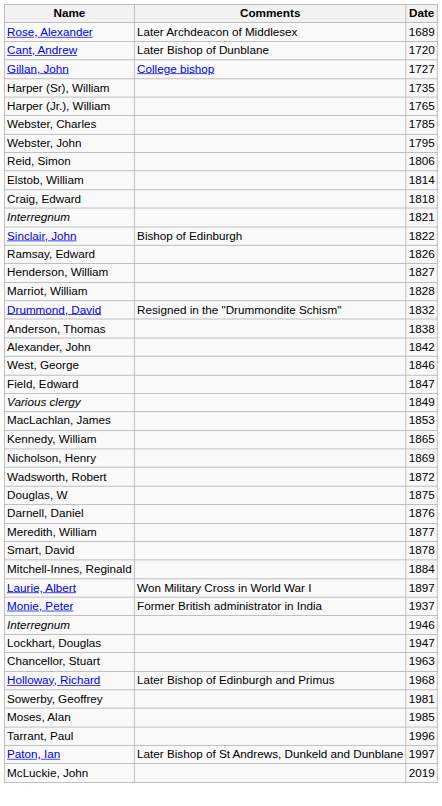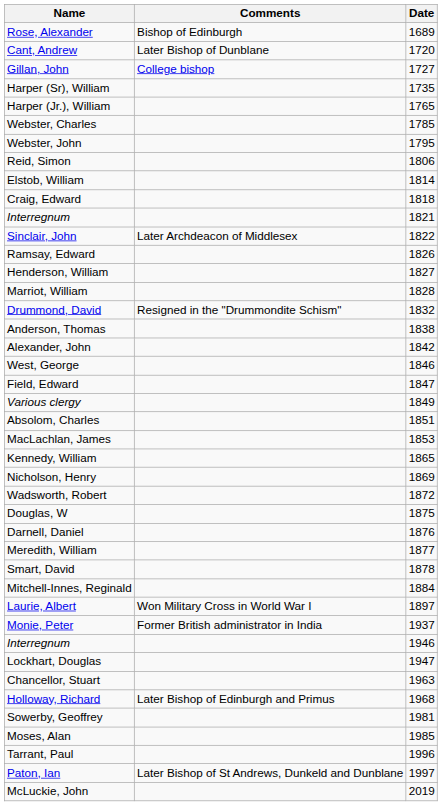(217, 32) Later Archdeacon of Middlesex -> (190, 32) Bishop of Edinburgh
(190, 236) Bishop of Edinburgh -> (217, 236) Later Archdeacon of Middlesex
+ row: (53, 421)
